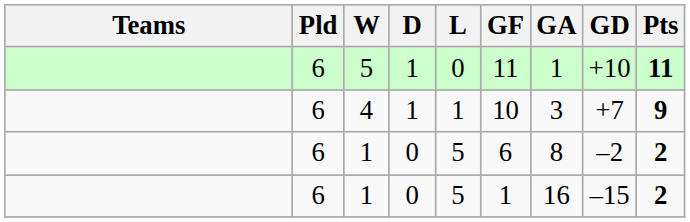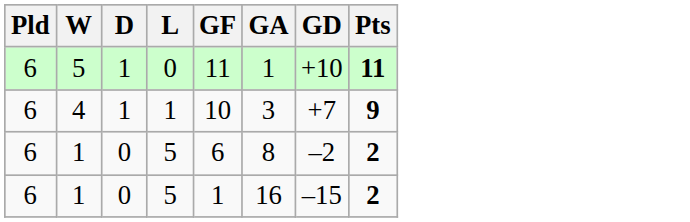- column: (149, 25)
